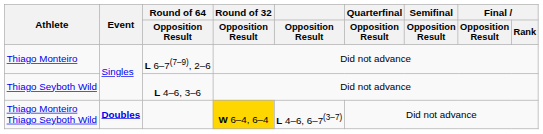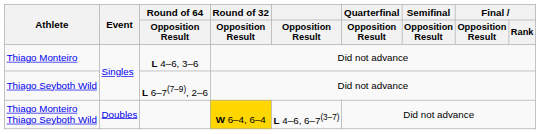(178, 65) L 6–7(7–9), 2–6 -> (175, 64) L 4–6, 3–6
(178, 93) L 4–6, 3–6 -> (175, 91) L 6–7(7–9), 2–6
(121, 115) bold -> (119, 115) normal
